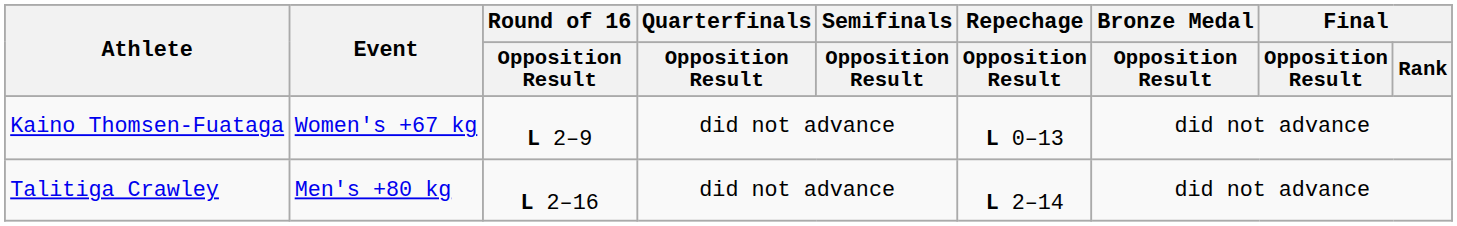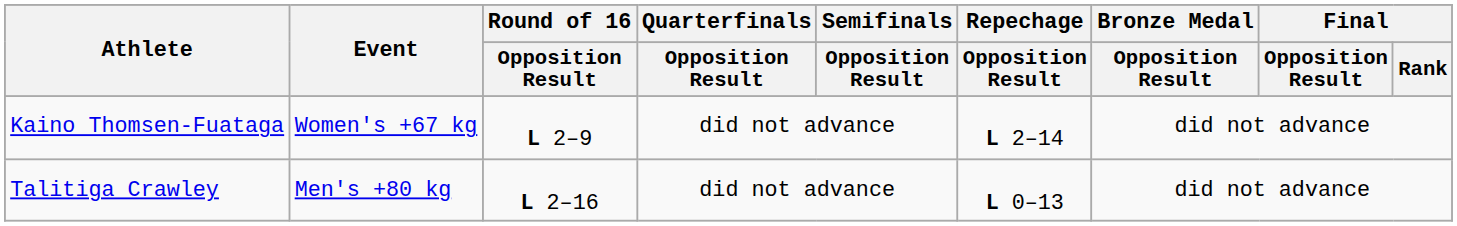(1025, 140) L 0–13 -> (1025, 140) L 2–14
(1025, 203) L 2–14 -> (1025, 203) L 0–13
